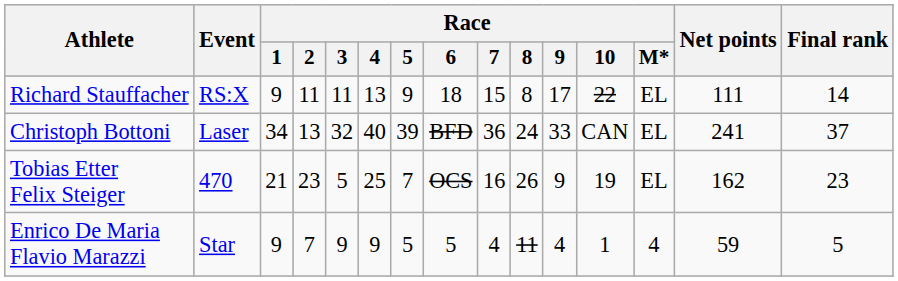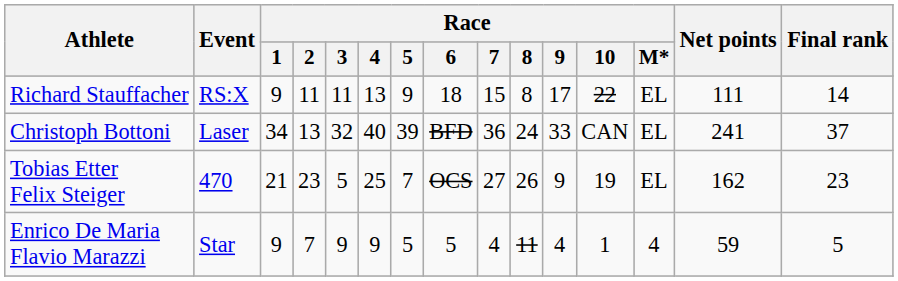(494, 181) 16 -> (494, 181) 27
